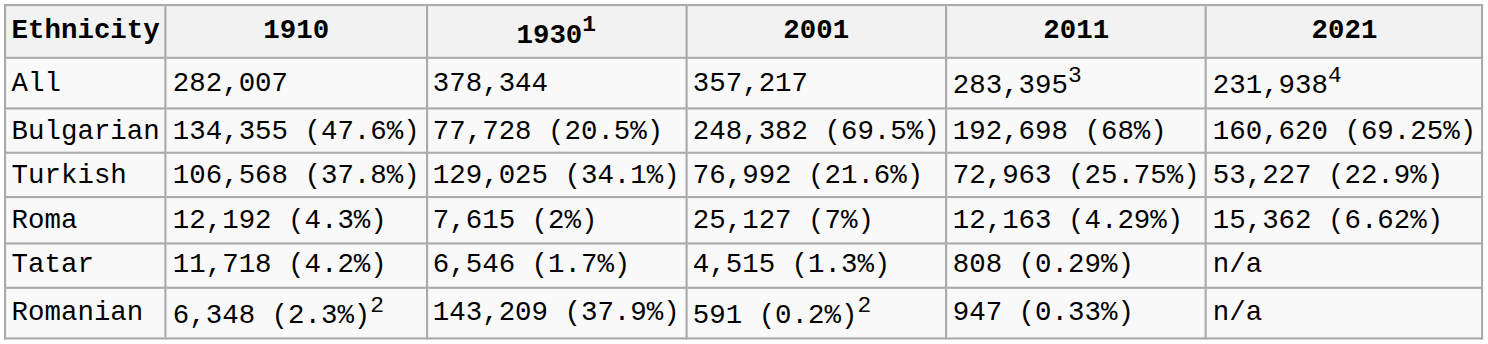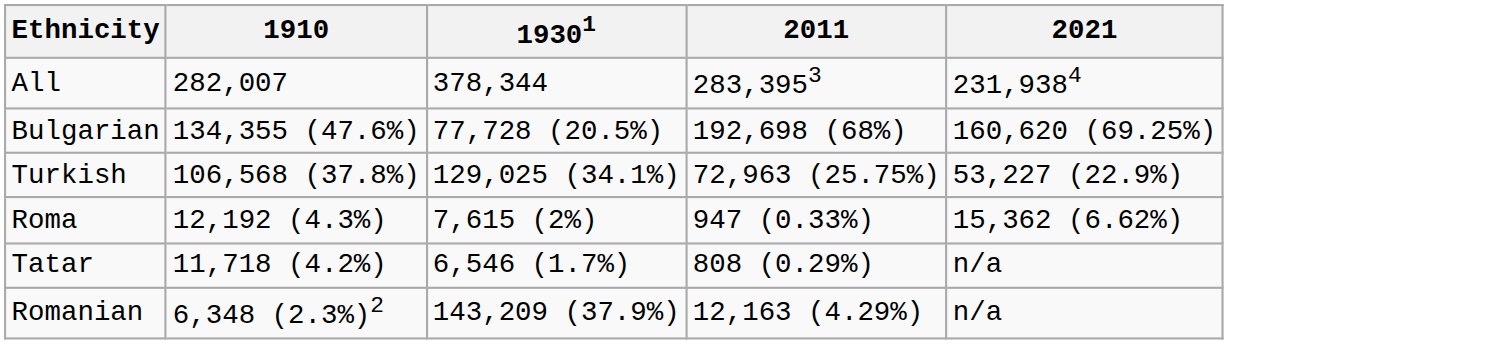- column: (816, 31)
(1068, 220) 12,163 (4.29%) -> (783, 220) 947 (0.33%)
(1043, 313) 947 (0.33%) -> (808, 313) 12,163 (4.29%)
